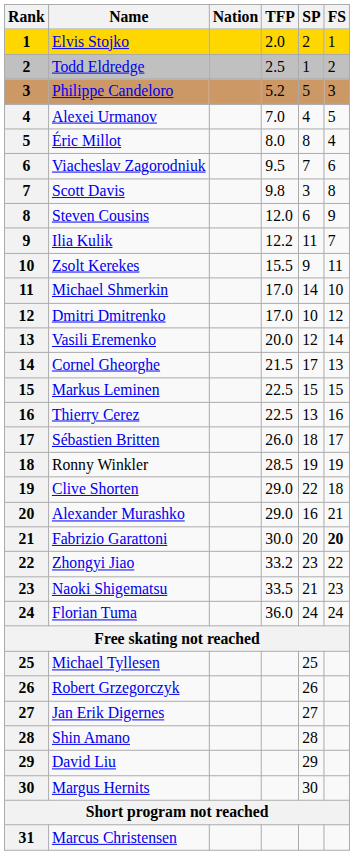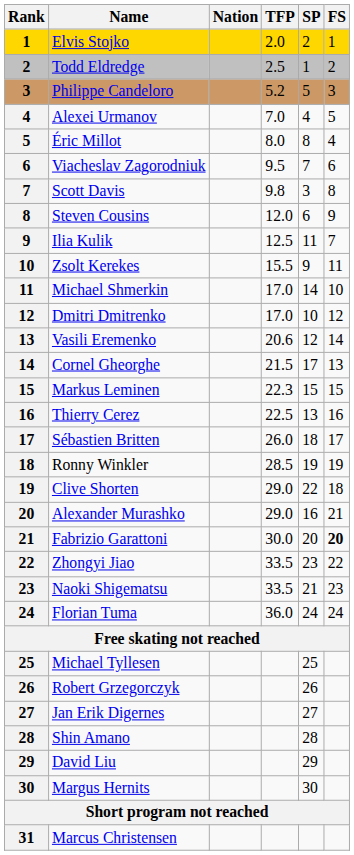(279, 240) 12.2 -> (279, 240) 12.5
(279, 340) 20.0 -> (279, 340) 20.6
(279, 389) 22.5 -> (279, 389) 22.3
(279, 564) 33.2 -> (279, 564) 33.5
